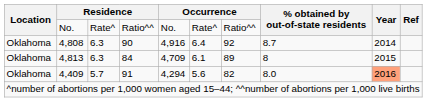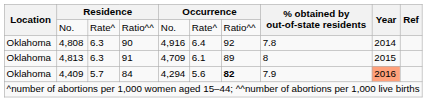(269, 43) 8.7 -> (269, 43) 7.8
(127, 58) 84 -> (127, 58) 91
(127, 74) 91 -> (127, 74) 84
(229, 74) normal -> (229, 74) bold
(269, 74) 8.0 -> (269, 74) 7.9
